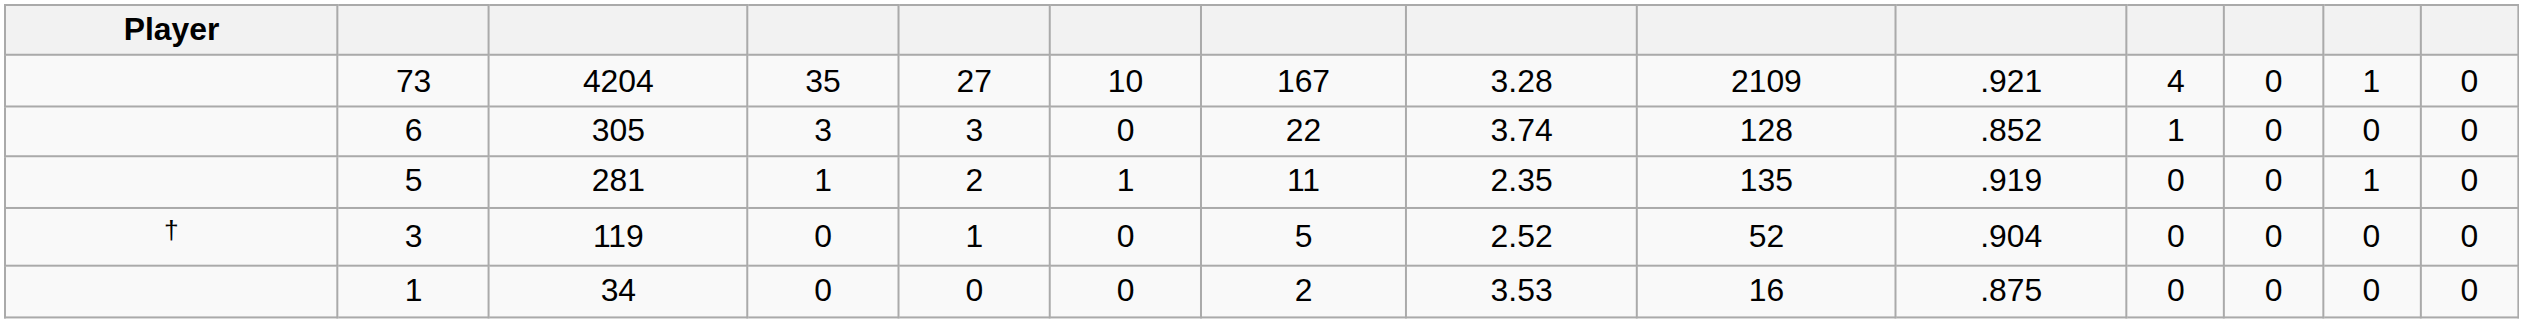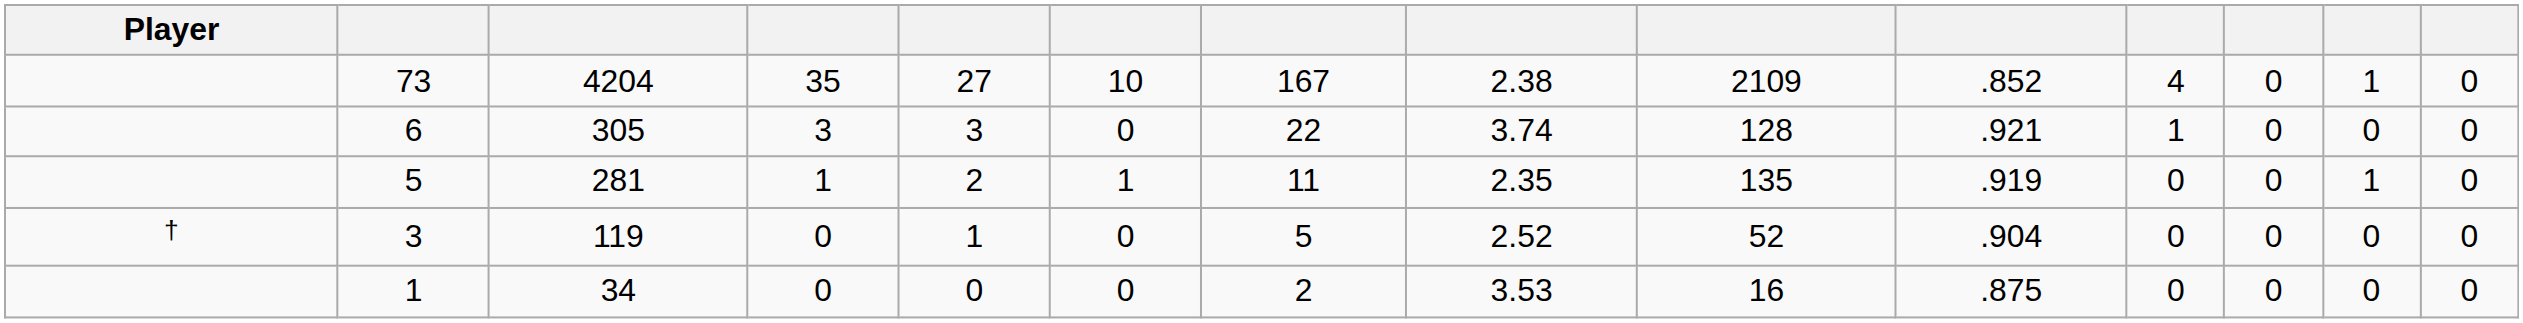(1522, 80) 3.28 -> (1522, 80) 2.38
(2011, 80) .921 -> (2011, 80) .852
(2011, 130) .852 -> (2011, 130) .921
